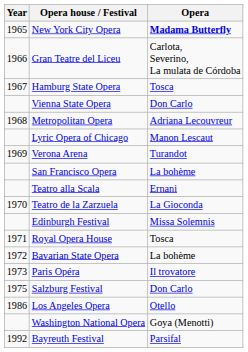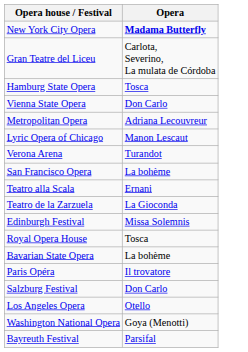- column: (17, 13)
